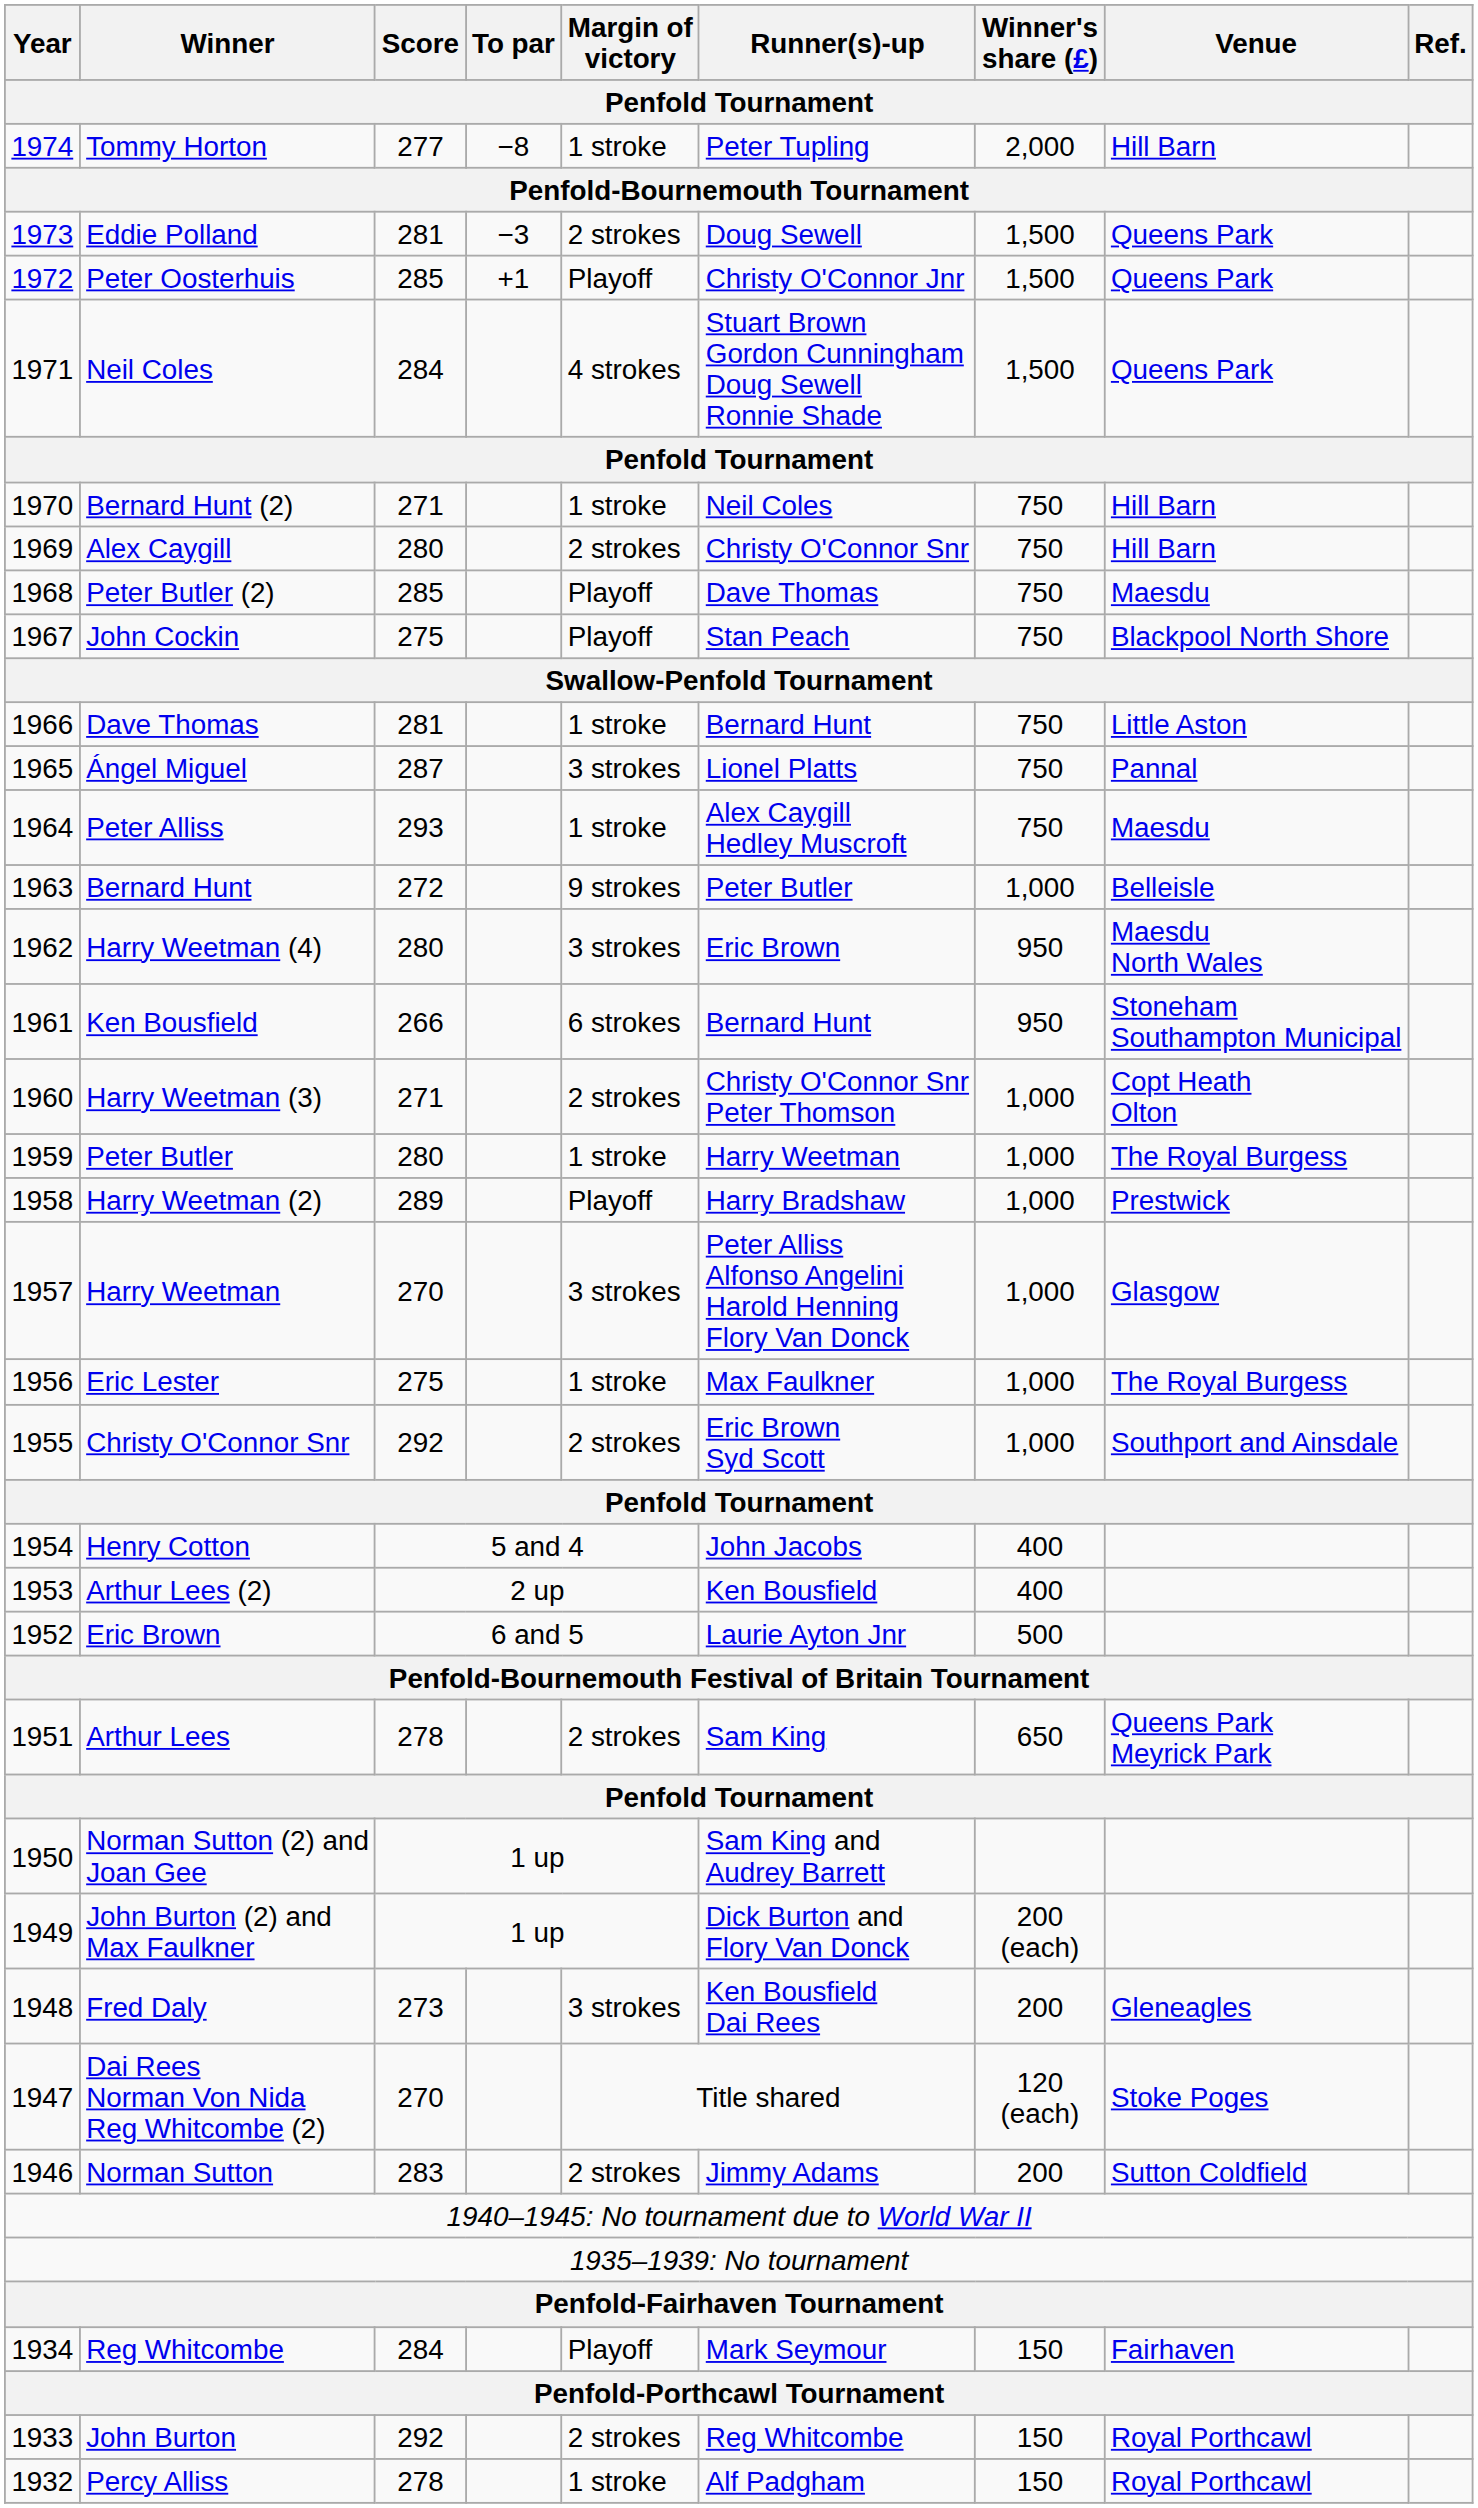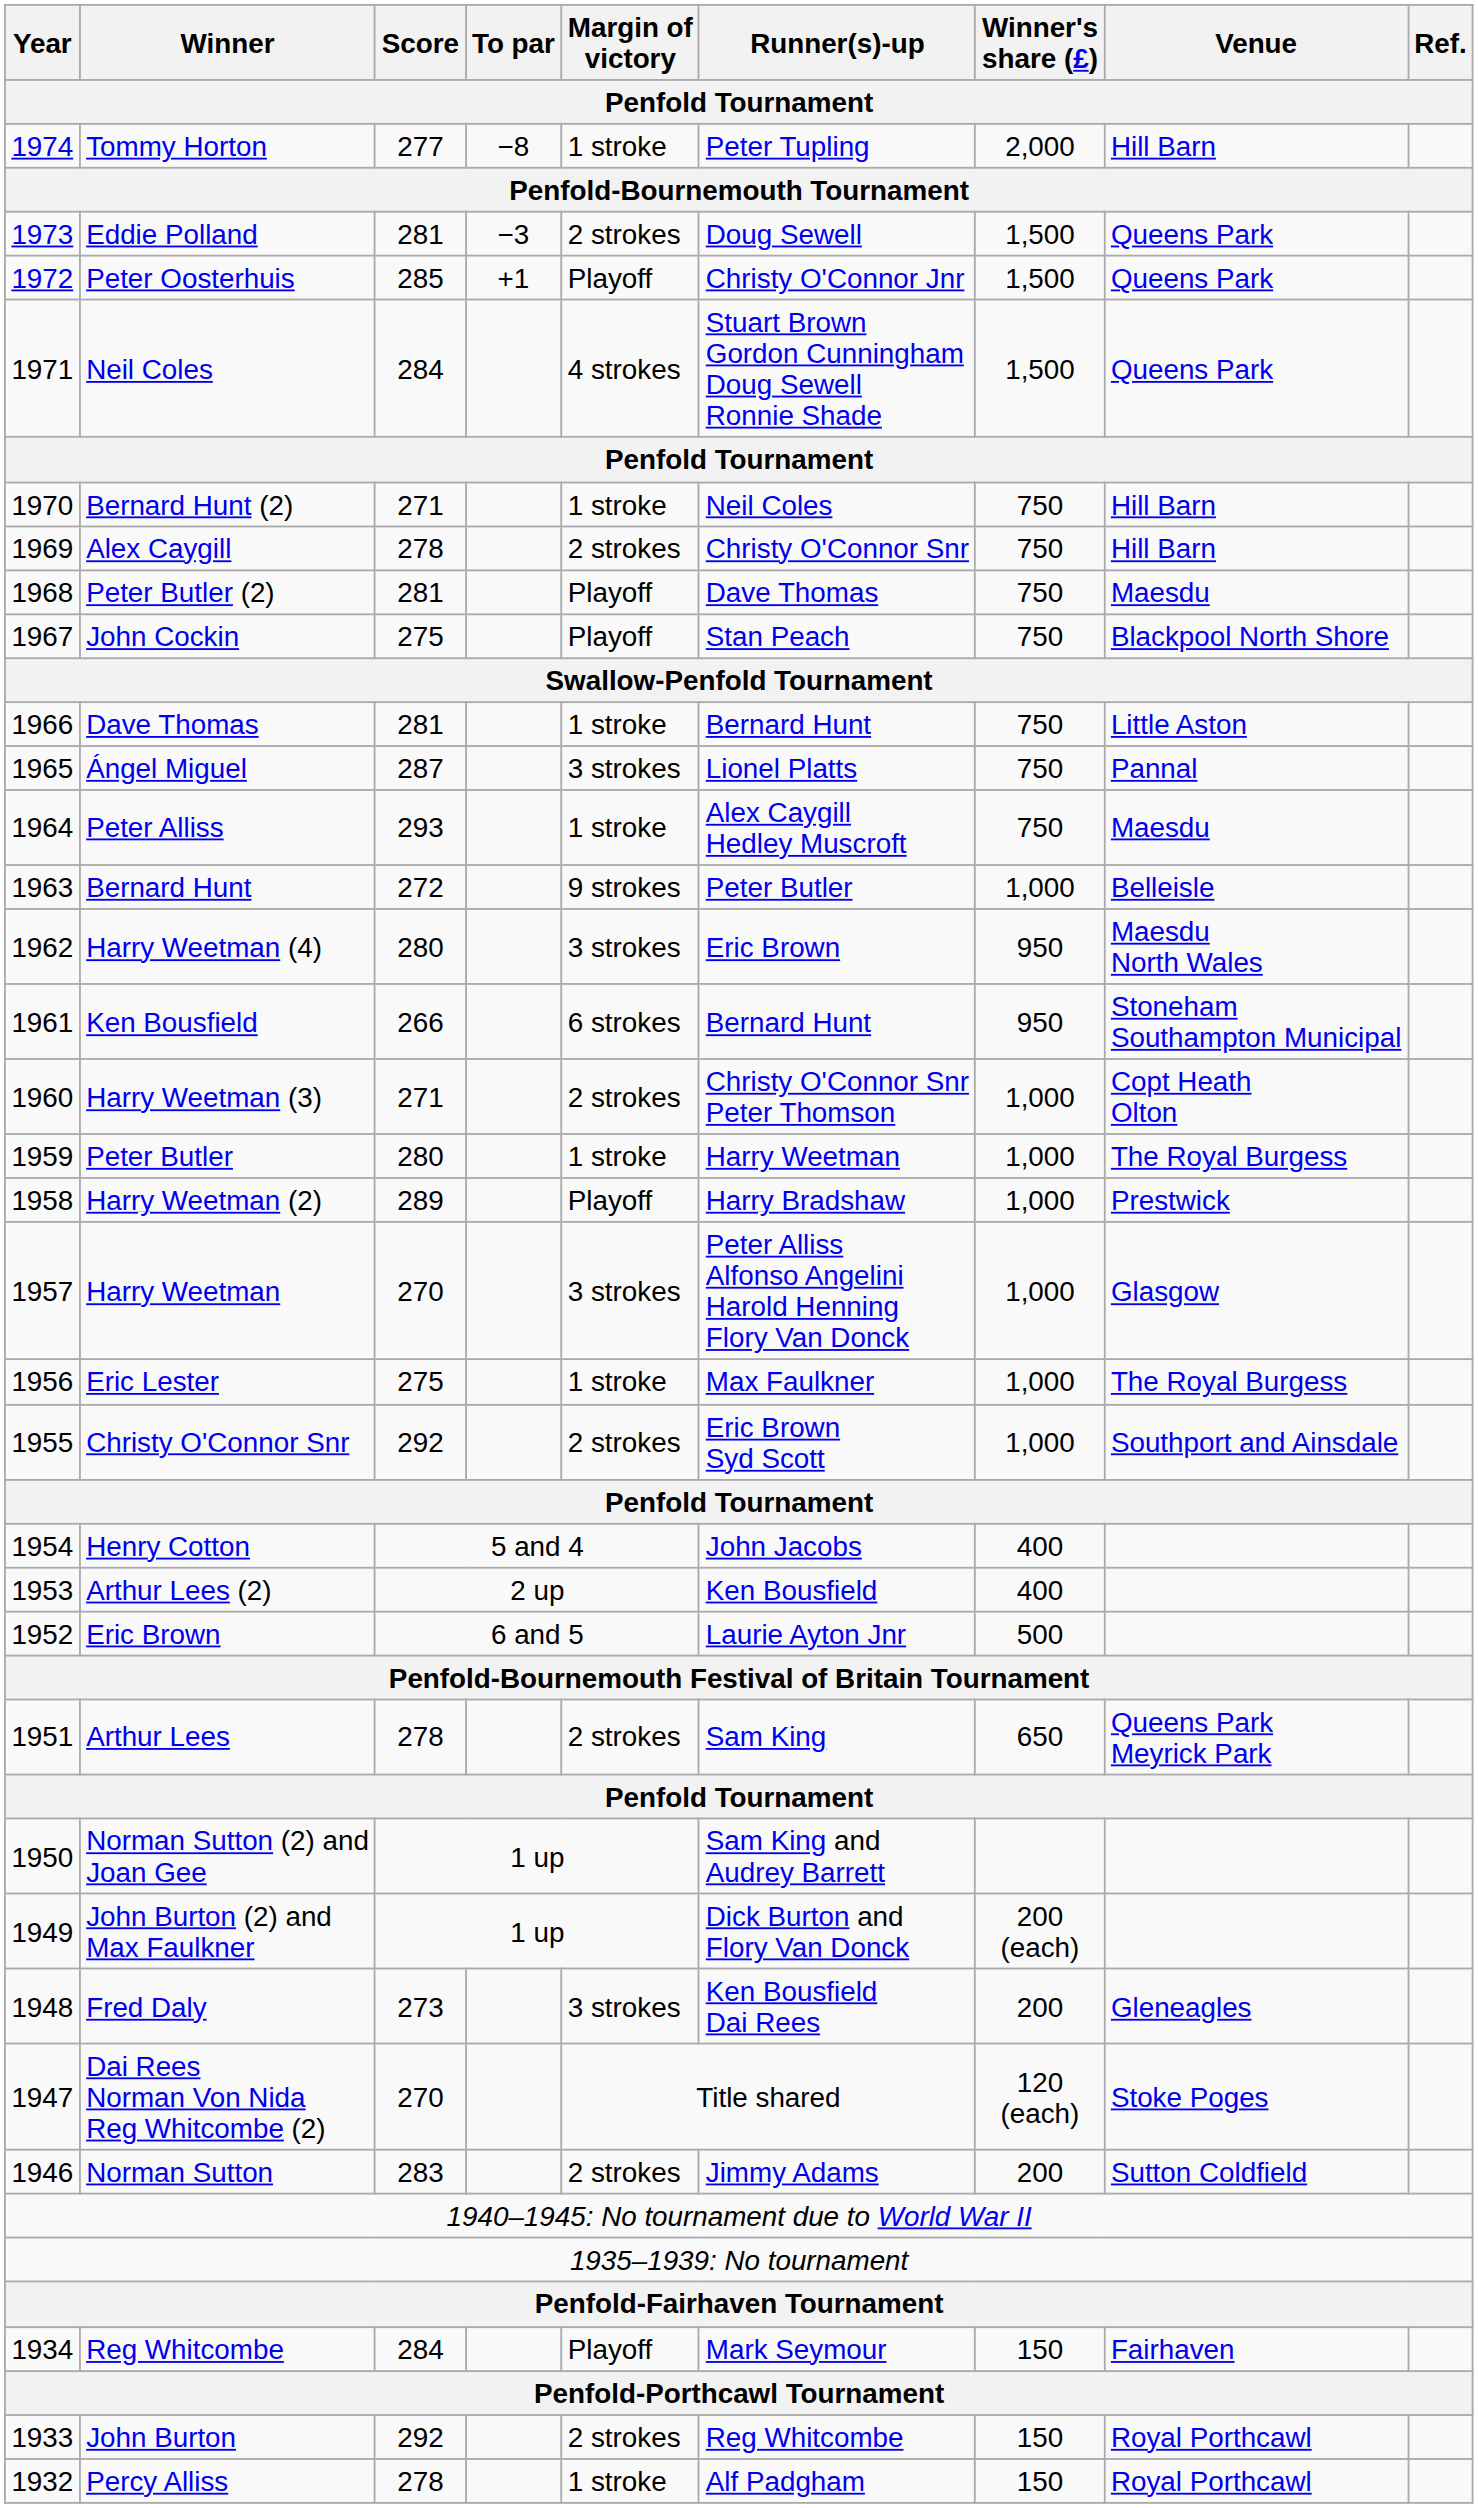(420, 548) 280 -> (420, 548) 278
(420, 592) 285 -> (420, 592) 281
